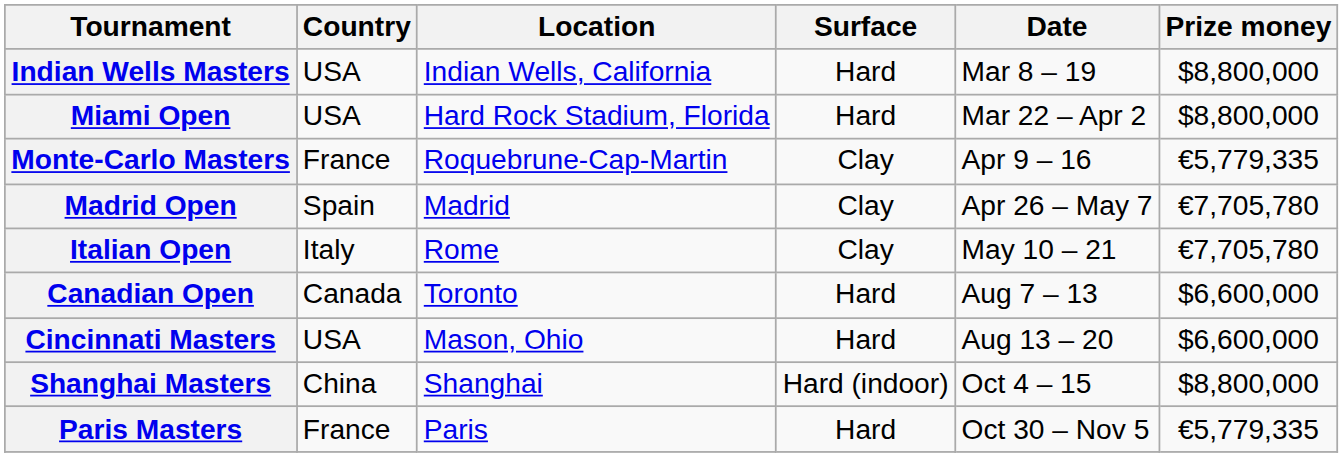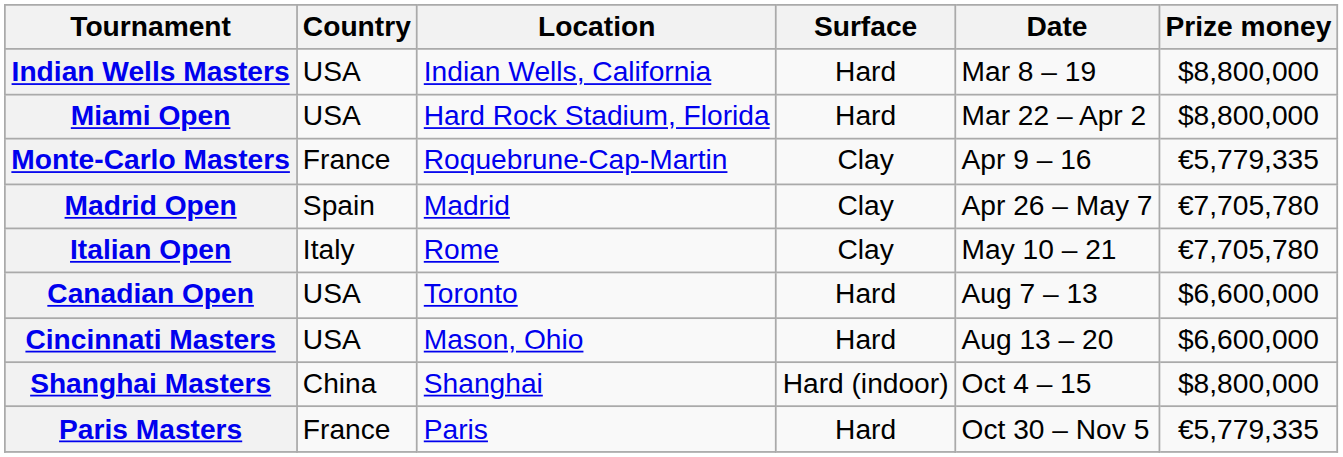(352, 294) Canada -> (332, 294) USA
